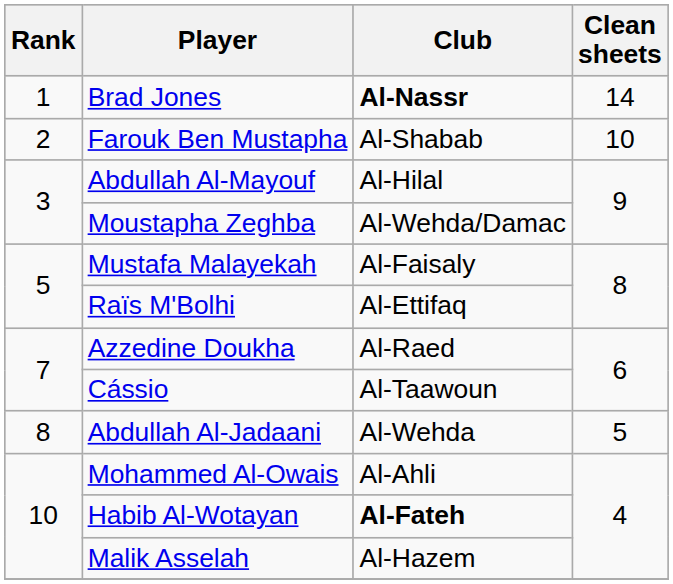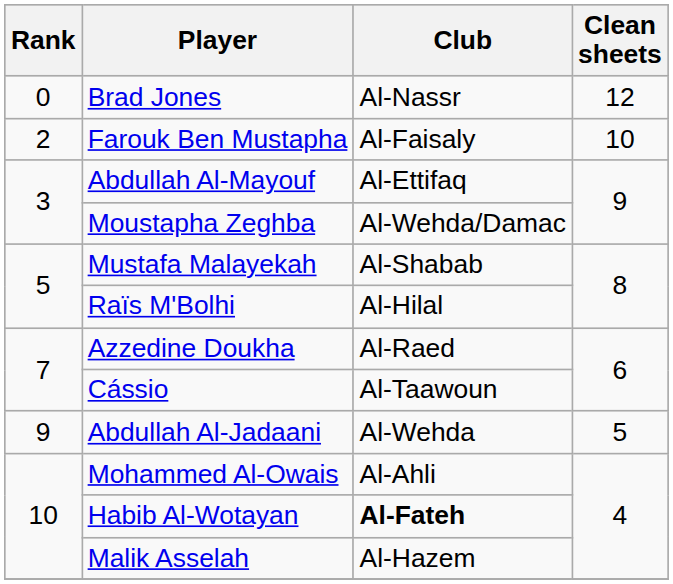(43, 97) 1 -> (43, 97) 0
(414, 97) bold -> (410, 97) normal
(620, 97) 14 -> (620, 97) 12
(421, 138) Al-Shabab -> (417, 138) Al-Faisaly
(401, 180) Al-Hilal -> (413, 180) Al-Ettifaq
(417, 264) Al-Faisaly -> (421, 264) Al-Shabab
(413, 306) Al-Ettifaq -> (401, 306) Al-Hilal
(43, 431) 8 -> (43, 431) 9
